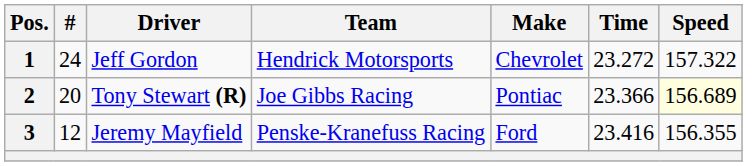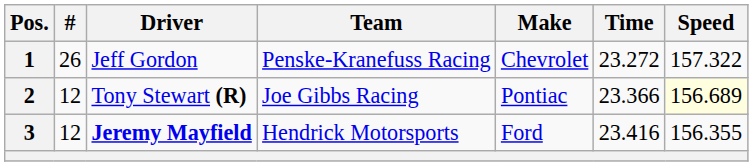(70, 59) 24 -> (70, 59) 26
(355, 59) Hendrick Motorsports -> (376, 59) Penske-Kranefuss Racing
(70, 96) 20 -> (70, 96) 12
(167, 132) normal -> (172, 132) bold
(371, 132) Penske-Kranefuss Racing -> (360, 132) Hendrick Motorsports
